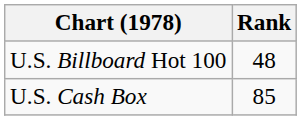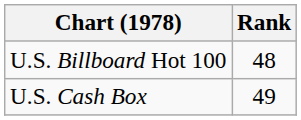(264, 96) 85 -> (264, 96) 49
